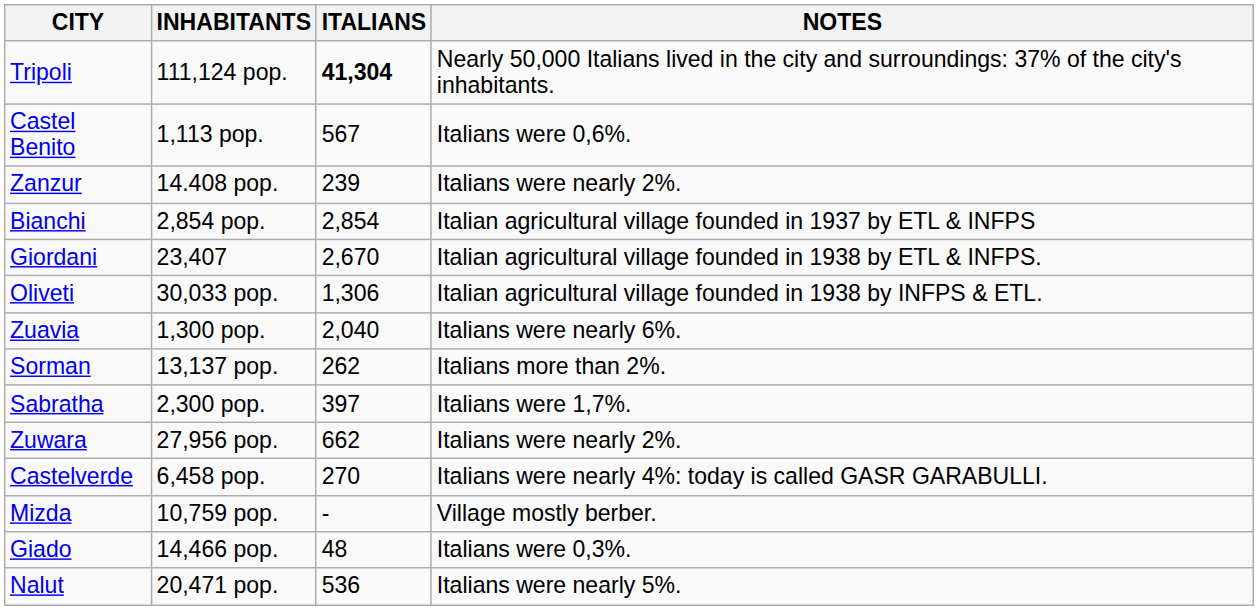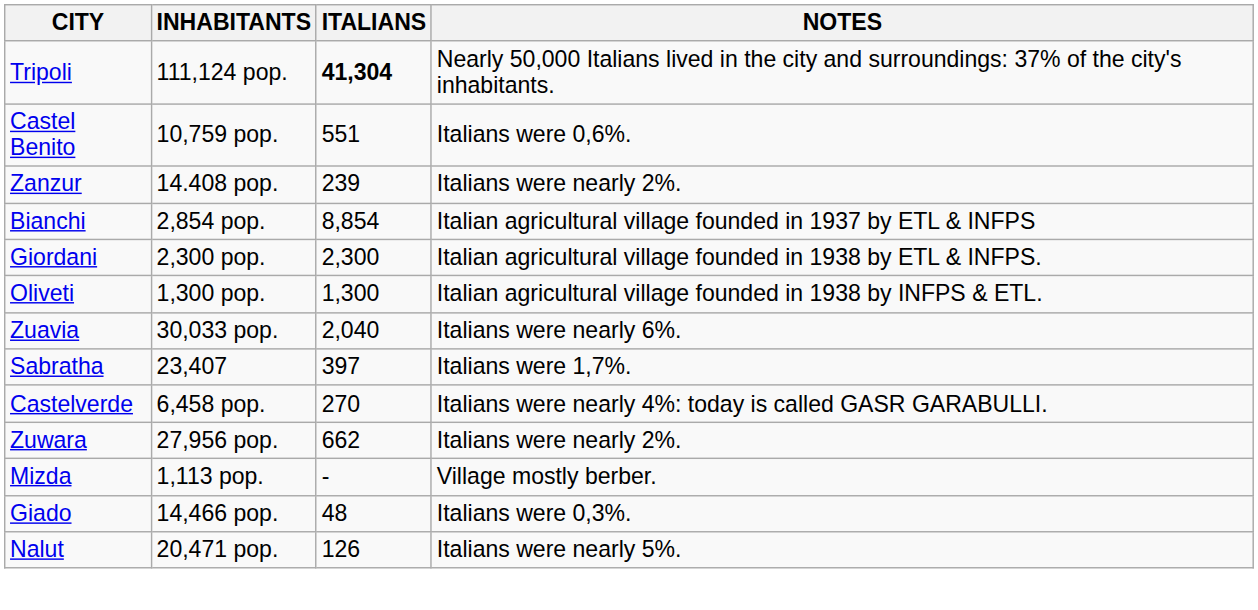(210, 134) 1,113 pop. -> (217, 134) 10,759 pop.
(341, 134) 567 -> (341, 134) 551
(350, 220) 2,854 -> (350, 220) 8,854
(192, 257) 23,407 -> (211, 257) 2,300 pop.
(350, 257) 2,670 -> (350, 257) 2,300
(217, 293) 30,033 pop. -> (211, 293) 1,300 pop.
(350, 293) 1,306 -> (350, 293) 1,300
(211, 330) 1,300 pop. -> (217, 330) 30,033 pop.
- row: (50, 366)
(211, 403) 2,300 pop. -> (192, 366) 23,407
rows swapped: (48, 440) <-> (72, 476)
(217, 513) 10,759 pop. -> (210, 476) 1,113 pop.
(341, 586) 536 -> (341, 549) 126
